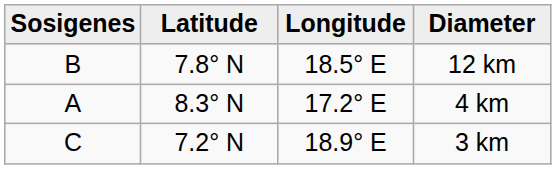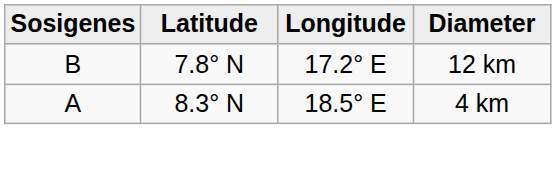(346, 63) 18.5° E -> (346, 63) 17.2° E
(346, 103) 17.2° E -> (346, 103) 18.5° E
- row: (482, 143)
